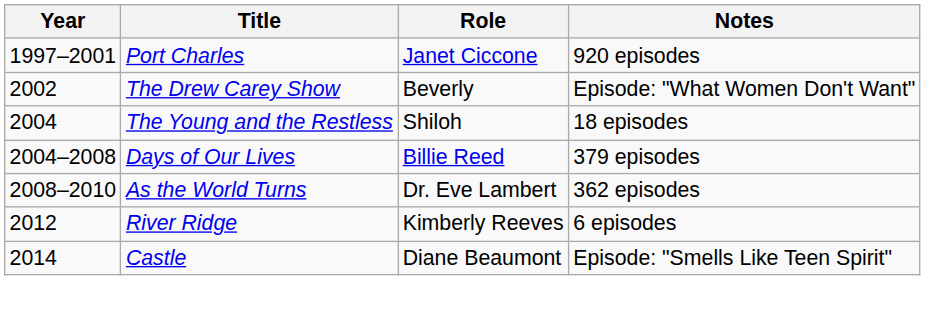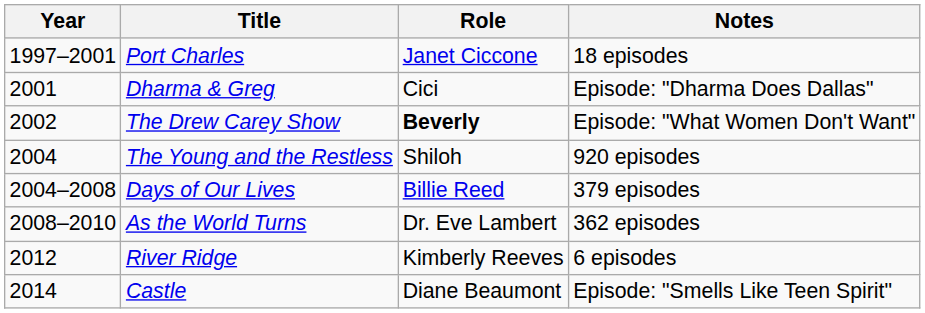(637, 55) 920 episodes -> (631, 55) 18 episodes
+ row: (200, 88)
(438, 88) normal -> (441, 122) bold
(631, 122) 18 episodes -> (637, 156) 920 episodes
